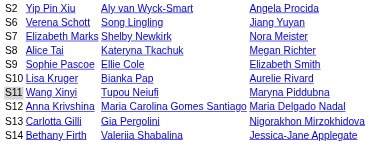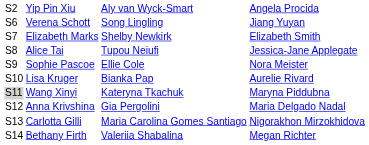(279, 37) Nora Meister -> (285, 37) Elizabeth Smith
(142, 51) Kateryna Tkachuk -> (130, 51) Tupou Neiufi
(283, 51) Megan Richter -> (303, 51) Jessica-Jane Applegate
(285, 65) Elizabeth Smith -> (279, 65) Nora Meister
(130, 93) Tupou Neiufi -> (142, 93) Kateryna Tkachuk
(174, 107) Maria Carolina Gomes Santiago -> (130, 107) Gia Pergolini
(130, 121) Gia Pergolini -> (174, 121) Maria Carolina Gomes Santiago
(303, 135) Jessica-Jane Applegate -> (283, 135) Megan Richter
